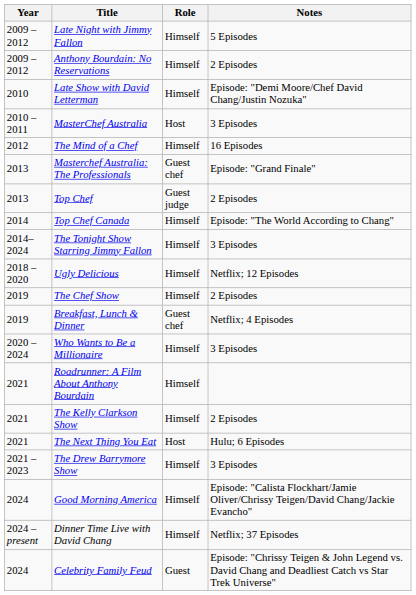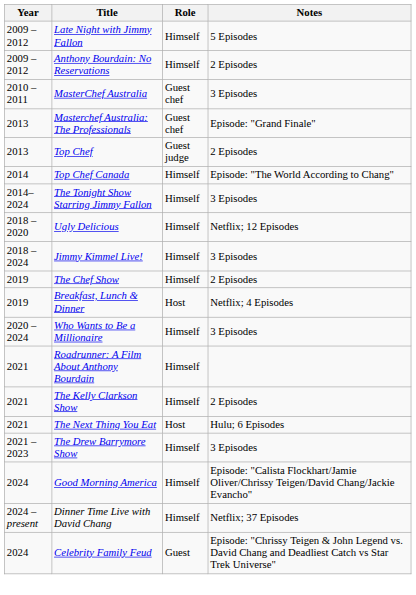- row: (102, 94)
(175, 123) Host -> (177, 94) Guest chef
- row: (96, 146)
+ row: (98, 256)
(177, 319) Guest chef -> (175, 302) Host
